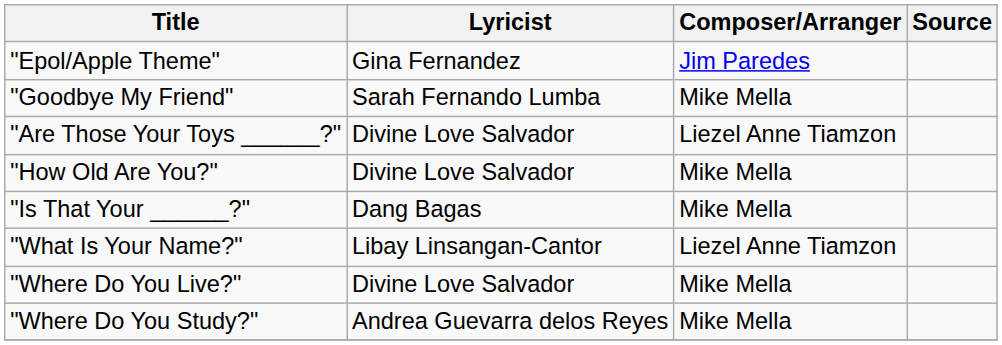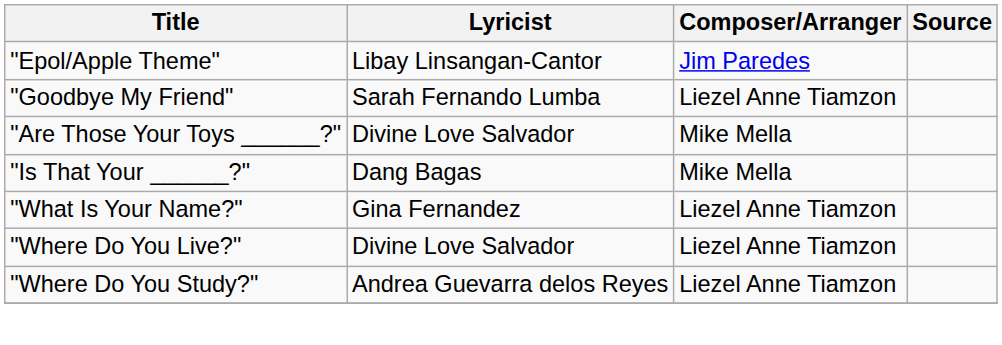(436, 60) Gina Fernandez -> (477, 60) Libay Linsangan-Cantor
(735, 97) Mike Mella -> (788, 97) Liezel Anne Tiamzon
(788, 135) Liezel Anne Tiamzon -> (735, 135) Mike Mella
- row: (114, 172)
(477, 246) Libay Linsangan-Cantor -> (436, 209) Gina Fernandez
(735, 284) Mike Mella -> (788, 246) Liezel Anne Tiamzon
(735, 321) Mike Mella -> (788, 284) Liezel Anne Tiamzon
